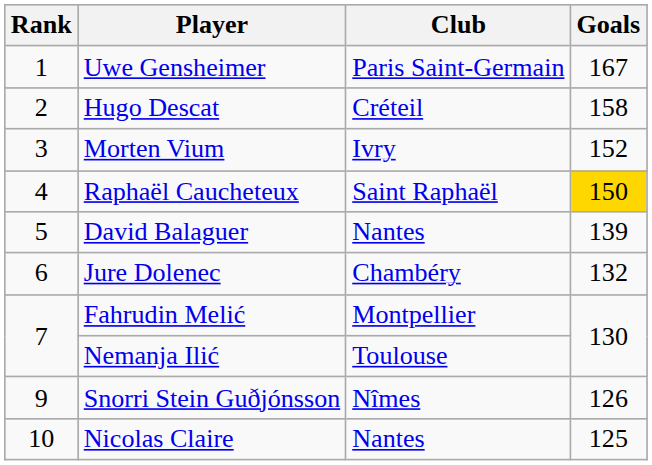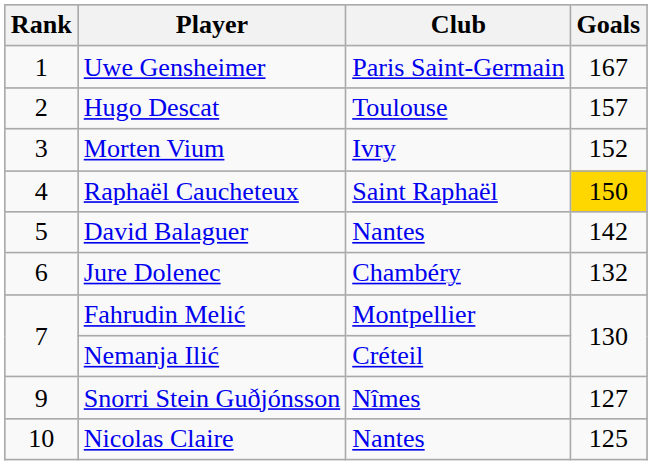(388, 107) Créteil -> (400, 107) Toulouse
(608, 107) 158 -> (608, 107) 157
(608, 231) 139 -> (608, 231) 142
(400, 356) Toulouse -> (388, 356) Créteil
(608, 397) 126 -> (608, 397) 127
